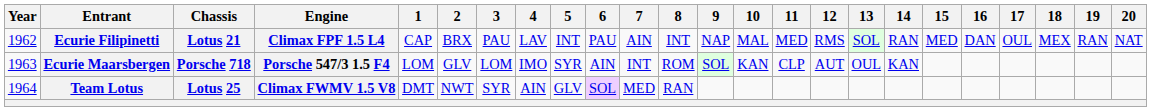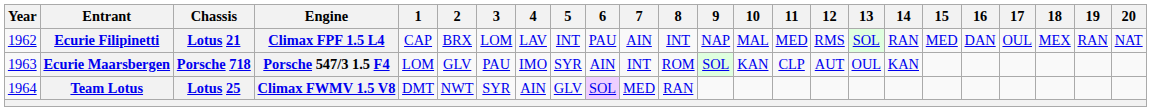(496, 40) PAU -> (496, 40) LOM
(496, 64) LOM -> (496, 64) PAU
